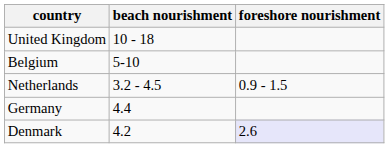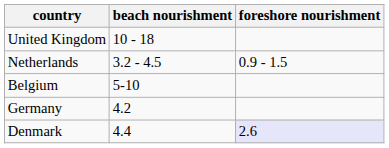rows swapped: (33, 62) <-> (43, 85)
(122, 108) 4.4 -> (122, 108) 4.2
(122, 131) 4.2 -> (122, 131) 4.4
